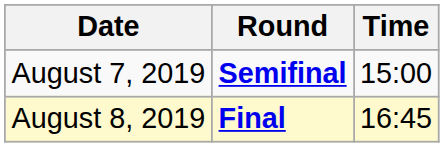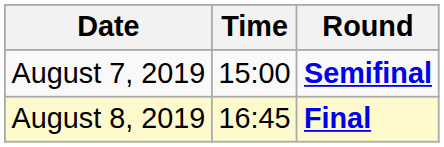columns swapped: (396, 27) <-> (283, 27)
